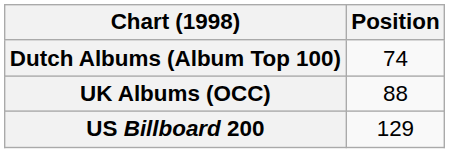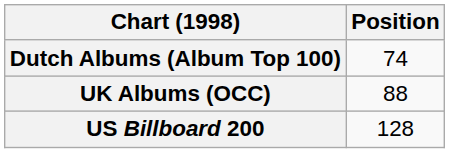(395, 128) 129 -> (395, 128) 128
